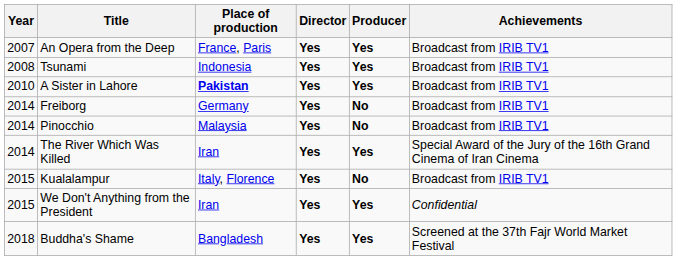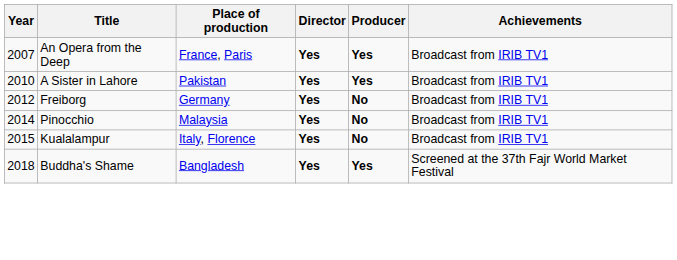- row: (63, 67)
(223, 86) bold -> (203, 81) normal
(21, 106) 2014 -> (21, 100) 2012
- row: (100, 152)
- row: (115, 205)
